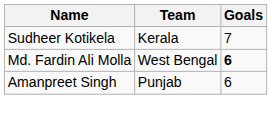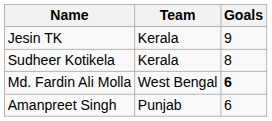+ row: (35, 37)
(228, 37) 7 -> (228, 60) 8
